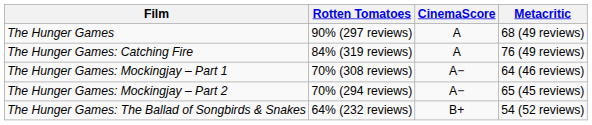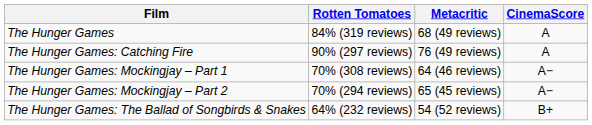columns swapped: (543, 14) <-> (457, 14)
(362, 33) 90% (297 reviews) -> (362, 33) 84% (319 reviews)
(362, 52) 84% (319 reviews) -> (362, 52) 90% (297 reviews)
